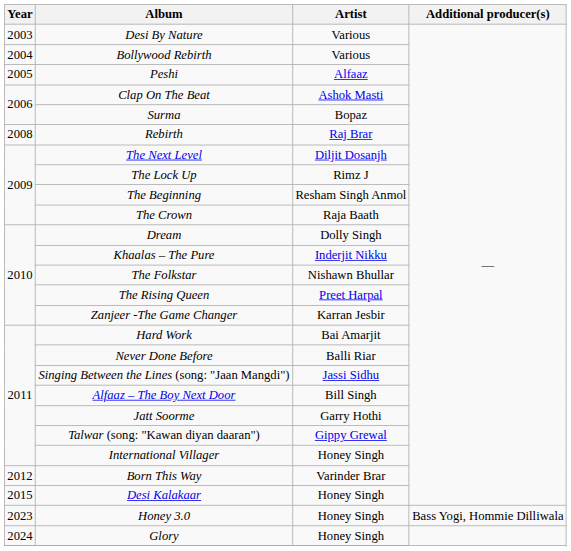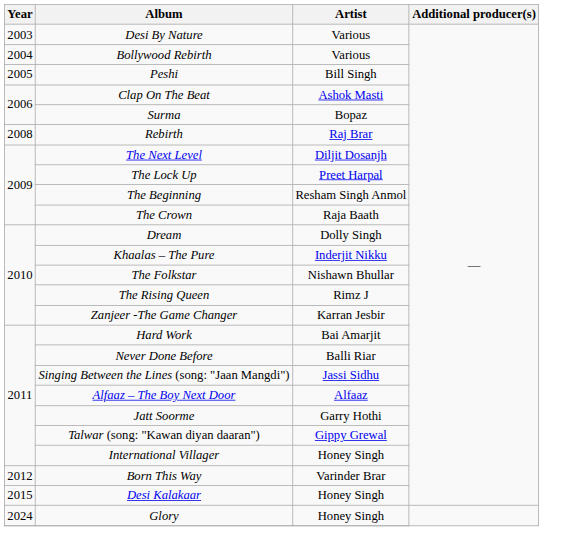(351, 74) Alfaaz -> (351, 74) Bill Singh
(351, 174) Rimz J -> (351, 174) Preet Harpal
(351, 295) Preet Harpal -> (351, 295) Rimz J
(351, 395) Bill Singh -> (351, 395) Alfaaz
- row: (164, 515)
